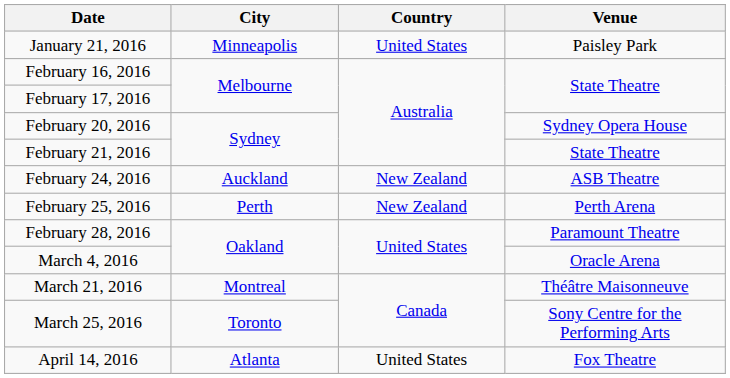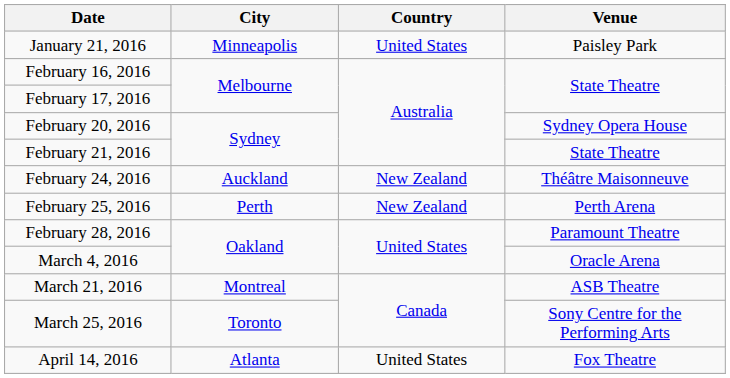(615, 179) ASB Theatre -> (615, 179) Théâtre Maisonneuve
(615, 286) Théâtre Maisonneuve -> (615, 286) ASB Theatre
